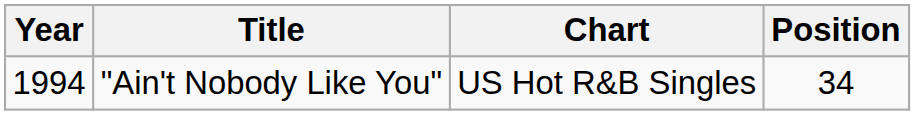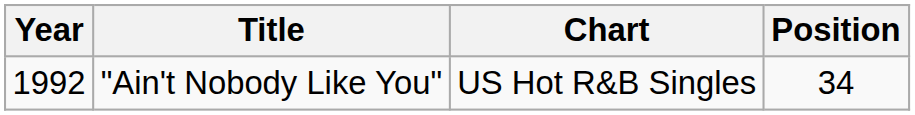(49, 82) 1994 -> (49, 82) 1992
